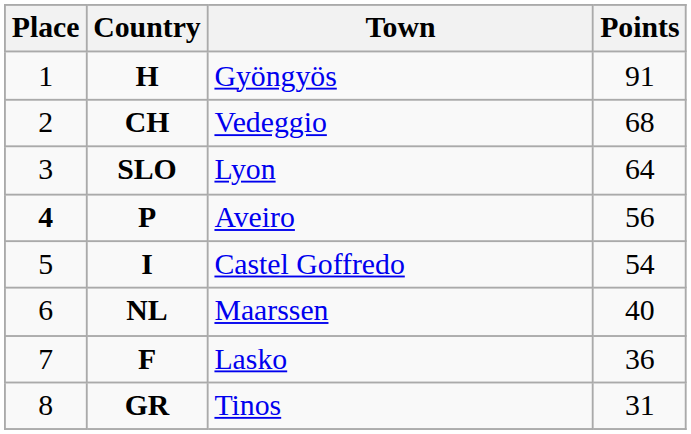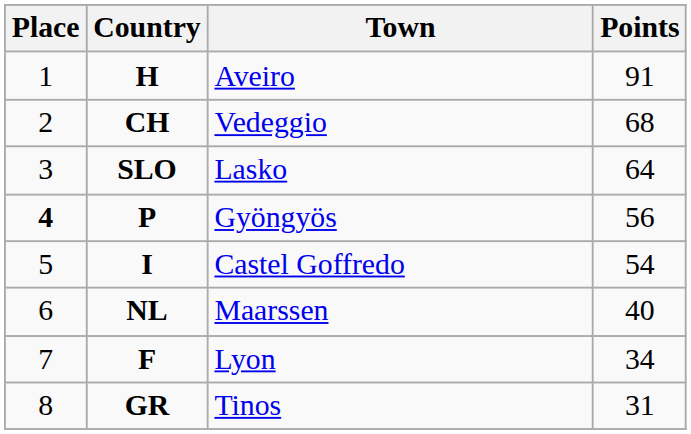(276, 75) Gyöngyös -> (255, 75) Aveiro
(245, 169) Lyon -> (251, 169) Lasko
(255, 216) Aveiro -> (276, 216) Gyöngyös
(251, 358) Lasko -> (245, 358) Lyon
(640, 358) 36 -> (640, 358) 34
